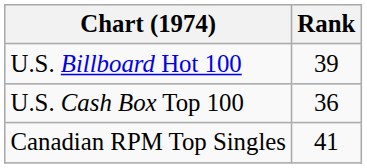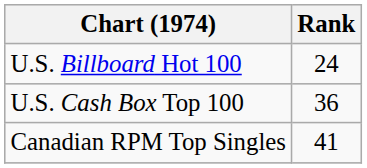(326, 63) 39 -> (326, 63) 24
